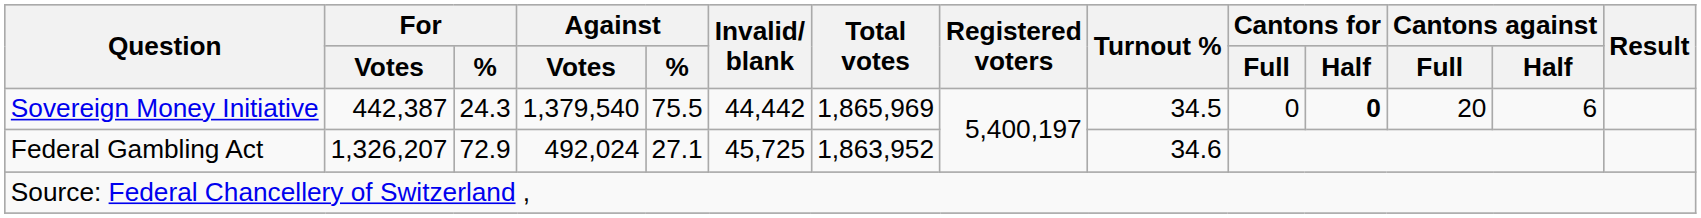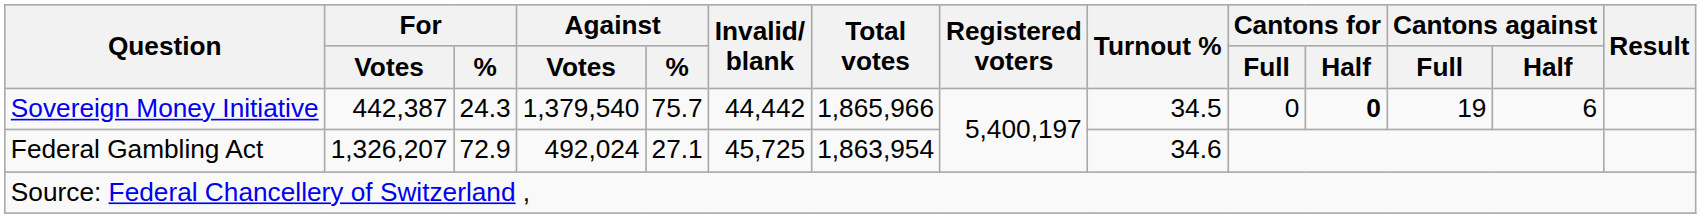(677, 108) 75.5 -> (677, 108) 75.7
(876, 108) 1,865,969 -> (876, 108) 1,865,966
(1472, 108) 20 -> (1472, 108) 19
(876, 150) 1,863,952 -> (876, 150) 1,863,954
